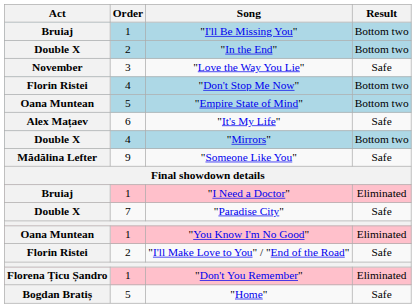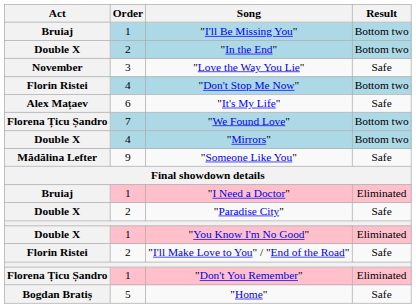- row: (249, 103)
+ row: (249, 121)
(128, 211) 7 -> (128, 211) 2
(57, 234) Oana Muntean -> (57, 234) Double X
